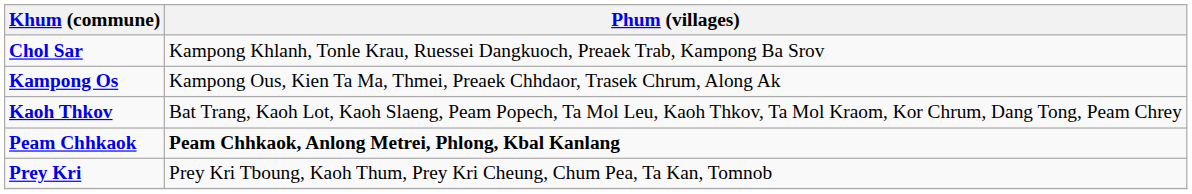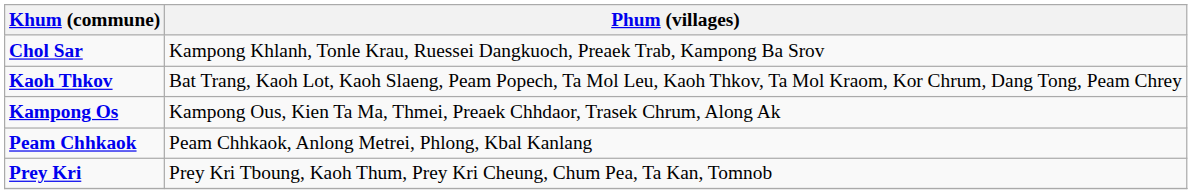rows swapped: (61, 111) <-> (64, 81)
(395, 142) bold -> (381, 142) normal
